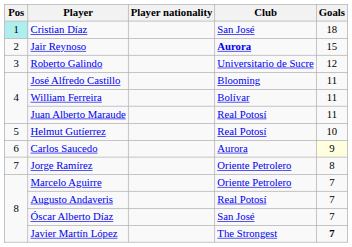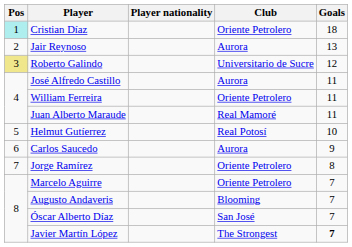(236, 30) San José -> (254, 30) Oriente Petrolero
(234, 47) bold -> (233, 47) normal
(332, 47) 15 -> (332, 47) 13
(16, 64) no background -> (16, 64) khaki background
(239, 81) Blooming -> (233, 81) Aurora
(233, 98) Bolívar -> (254, 98) Oriente Petrolero
(242, 115) Real Potosí -> (247, 115) Real Mamoré
(332, 149) lightyellow background -> (332, 149) no background
(242, 200) Real Potosí -> (239, 200) Blooming
